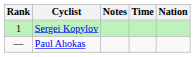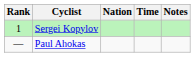columns swapped: (173, 12) <-> (115, 12)
